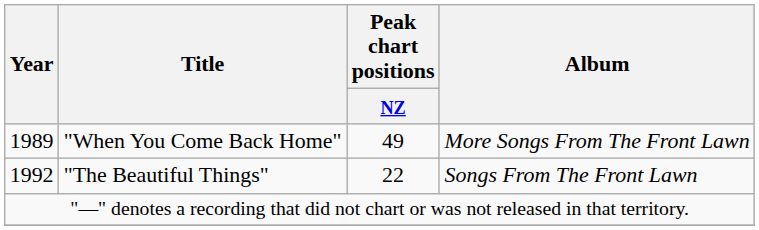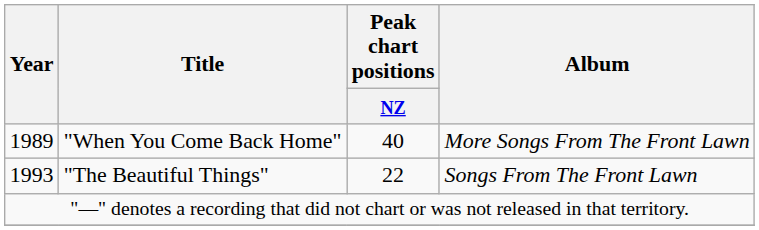(393, 140) 49 -> (393, 140) 40
(32, 175) 1992 -> (32, 175) 1993
